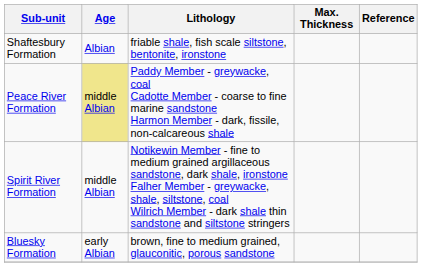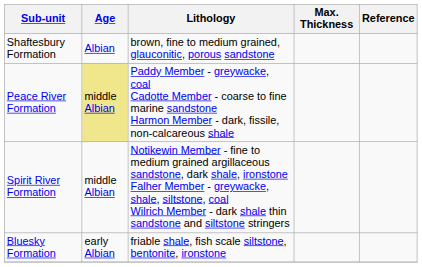(209, 48) friable shale, fish scale siltstone, bentonite, ironstone -> (205, 48) brown, fine to medium grained, glauconitic, porous sandstone
(205, 247) brown, fine to medium grained, glauconitic, porous sandstone -> (209, 247) friable shale, fish scale siltstone, bentonite, ironstone
